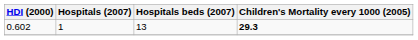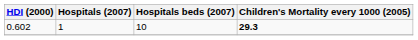(141, 27) 13 -> (141, 27) 10
